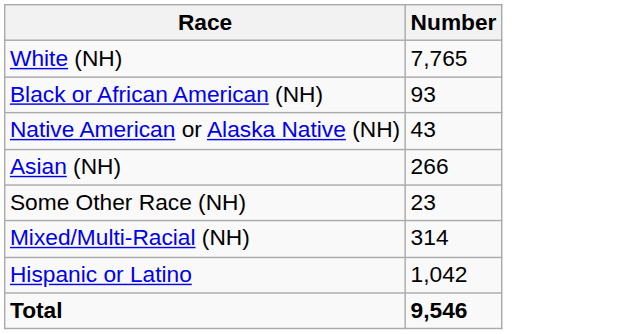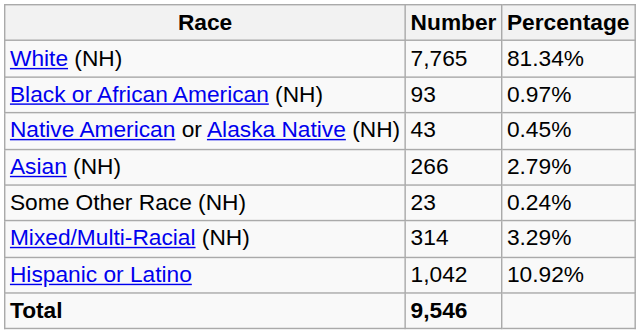+ column: (568, 22)
